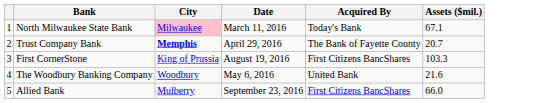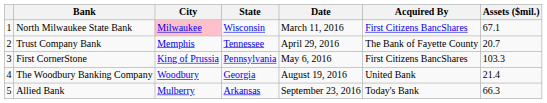+ column: (250, 12)
(335, 28) Today's Bank -> (416, 28) First Citizens BancShares
(177, 43) bold -> (176, 43) normal
(256, 59) August 19, 2016 -> (306, 59) May 6, 2016
(249, 75) May 6, 2016 -> (314, 75) August 19, 2016
(434, 75) 21.6 -> (491, 75) 21.4
(359, 91) First Citizens BancShares -> (392, 91) Today's Bank
(434, 91) 66.0 -> (491, 91) 66.3
